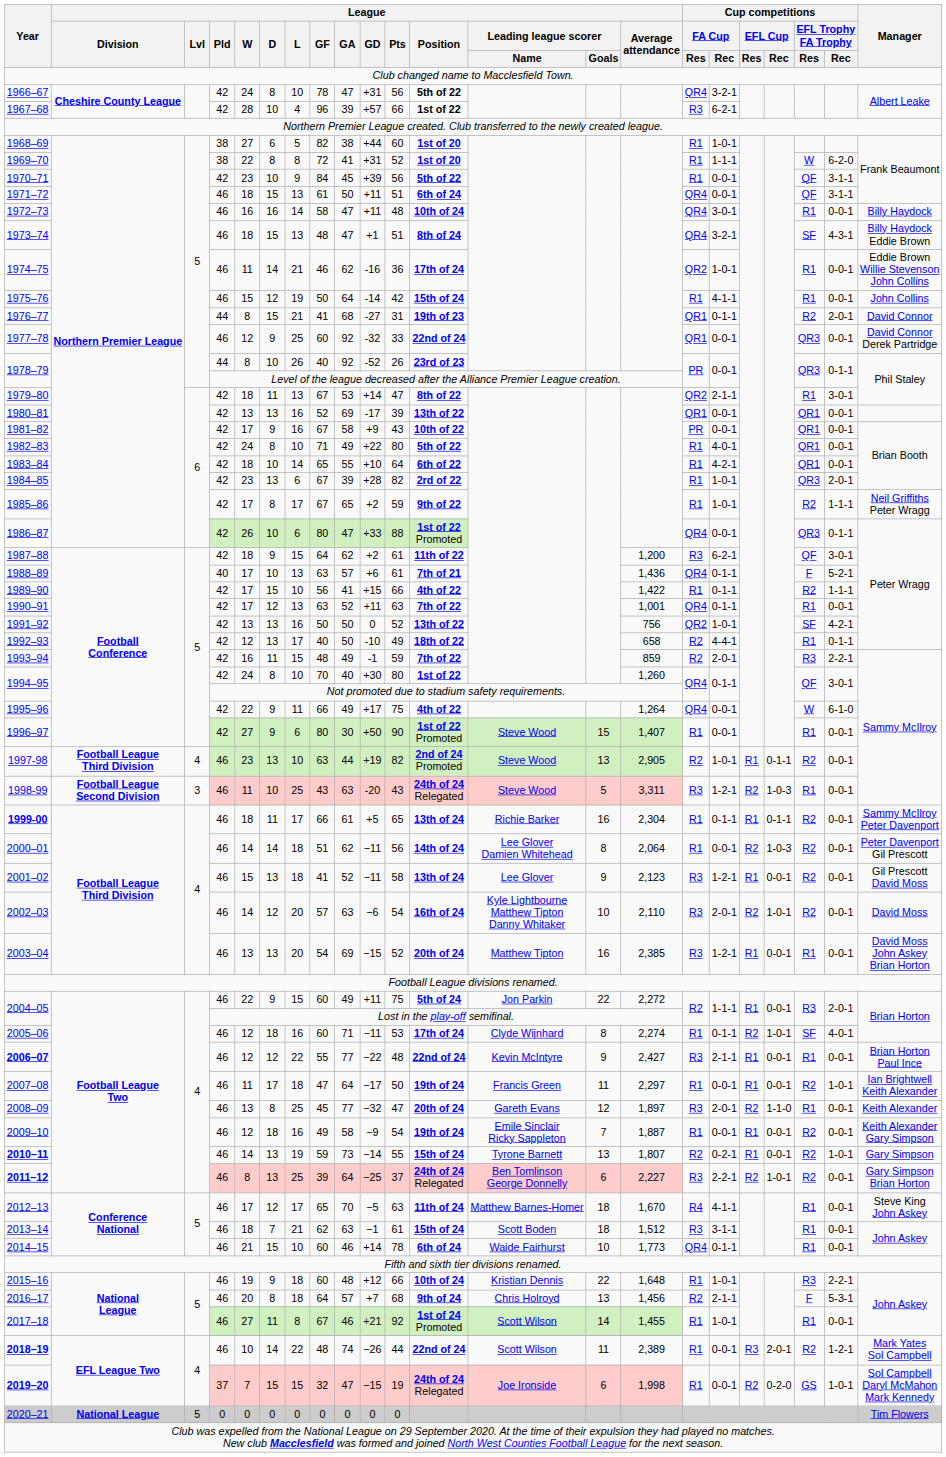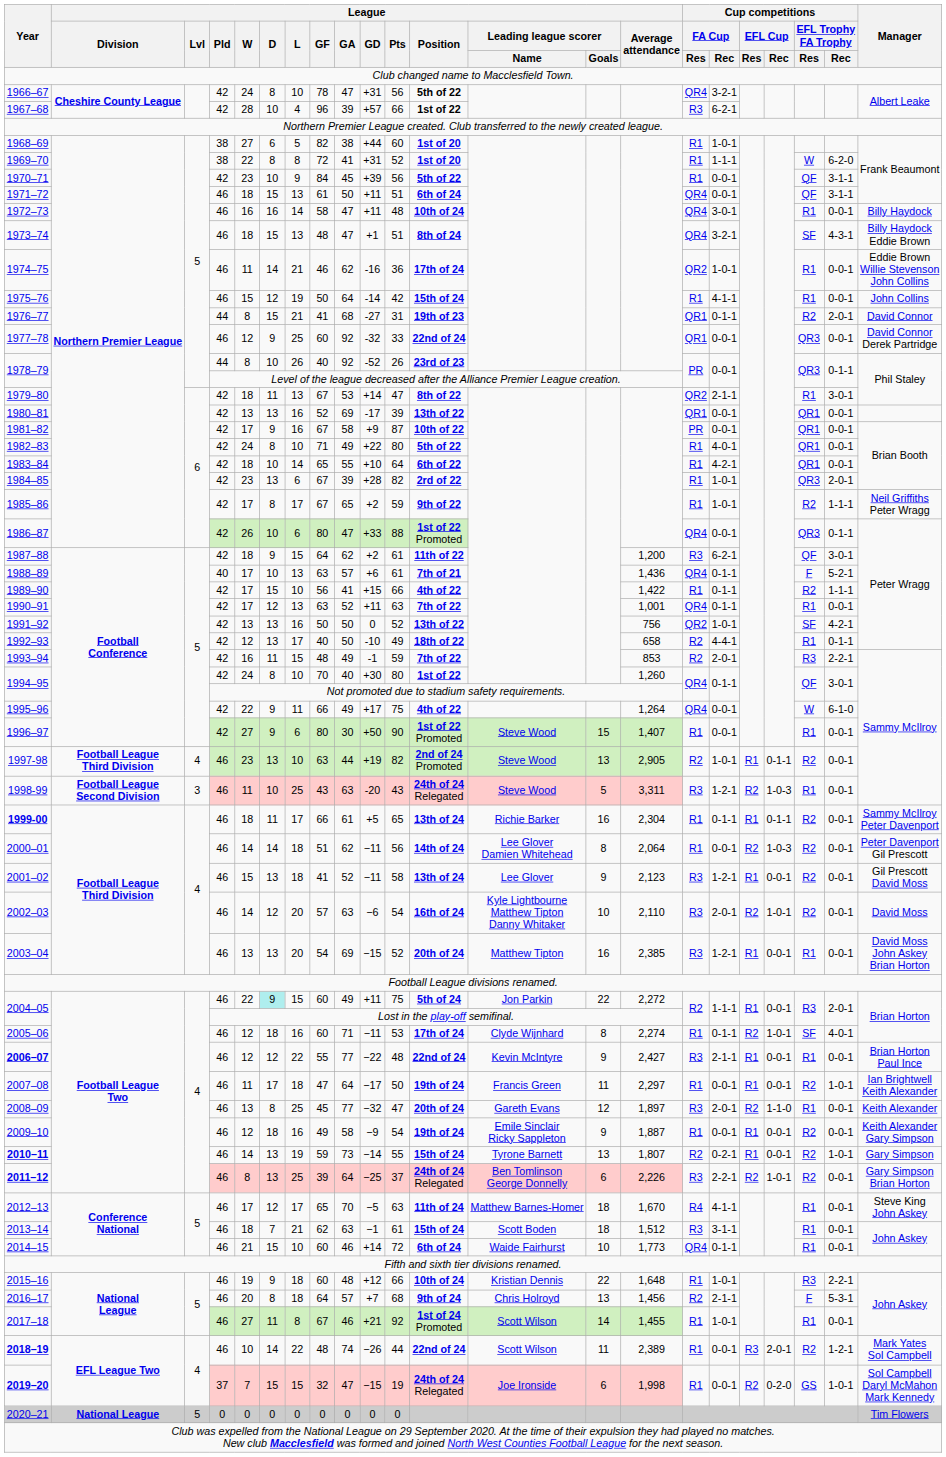(397, 430) 43 -> (397, 430) 87
(652, 658) 859 -> (652, 658) 853
(272, 1000) no background -> (272, 1000) paleturquoise background
(603, 1132) 7 -> (603, 1132) 9
(652, 1178) 2,227 -> (652, 1178) 2,226
(397, 1247) 78 -> (397, 1247) 72
